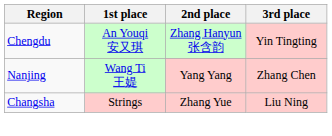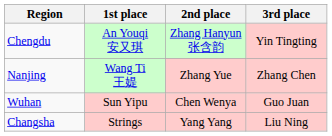(206, 75) Yang Yang -> (206, 75) Zhang Yue
+ row: (24, 102)
(206, 102) Zhang Yue -> (206, 121) Yang Yang
